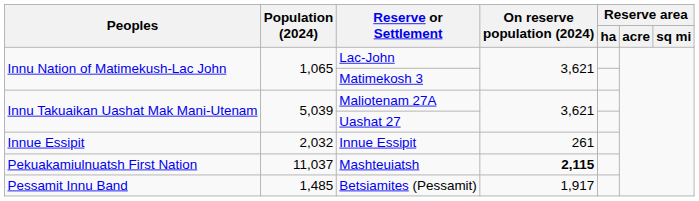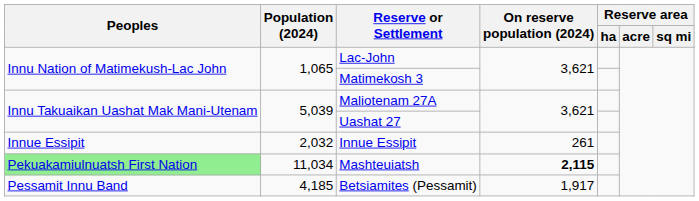(102, 164) no background -> (102, 164) lightgreen background
(313, 164) 11,037 -> (313, 164) 11,034
(316, 185) 1,485 -> (316, 185) 4,185
